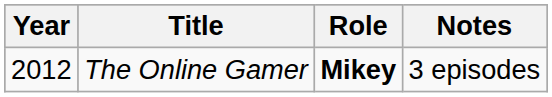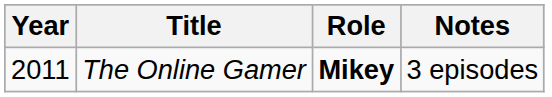(41, 69) 2012 -> (40, 69) 2011
